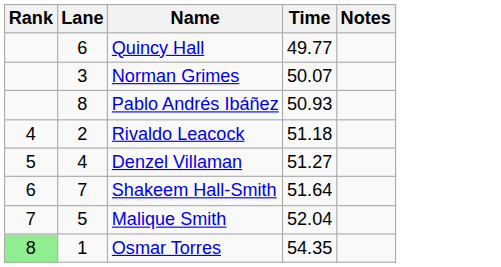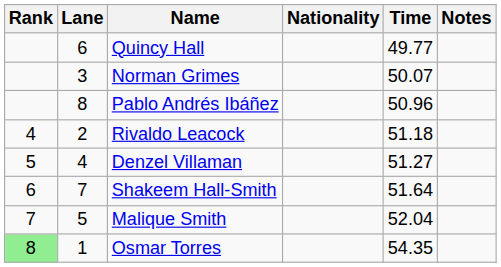+ column: (333, 18)
(310, 104) 50.93 -> (410, 104) 50.96
